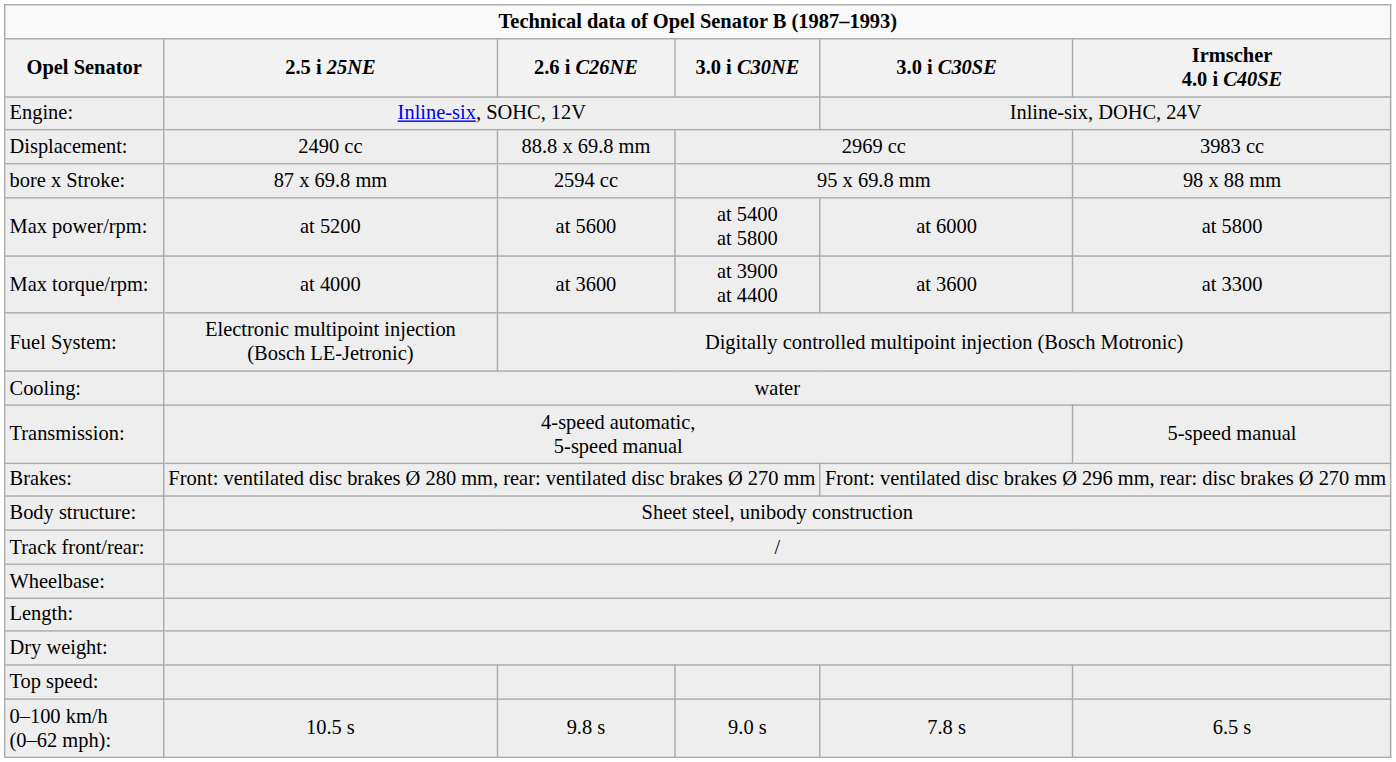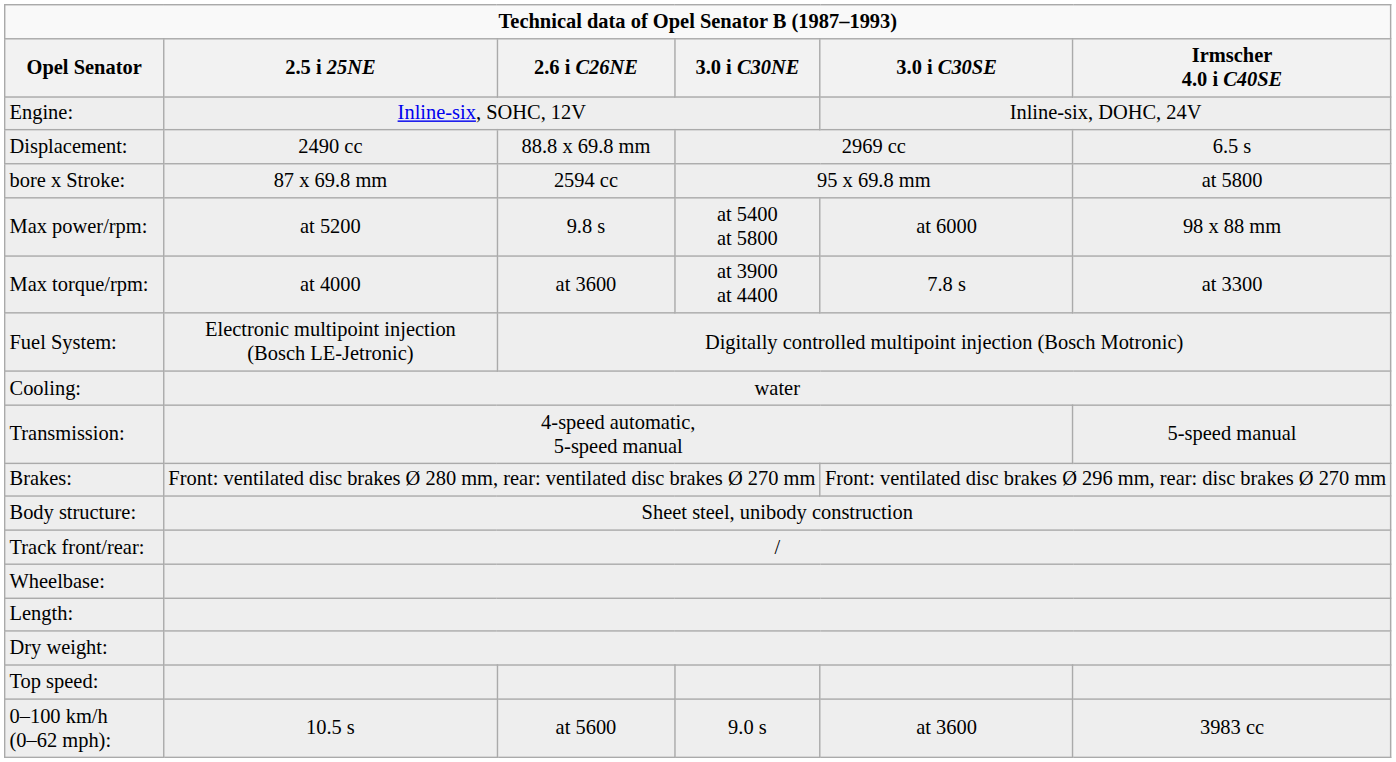(1232, 147) 3983 cc -> (1232, 147) 6.5 s
(1232, 180) 98 x 88 mm -> (1232, 180) at 5800
(586, 226) at 5600 -> (586, 226) 9.8 s
(1232, 226) at 5800 -> (1232, 226) 98 x 88 mm
(947, 284) at 3600 -> (947, 284) 7.8 s
(586, 727) 9.8 s -> (586, 727) at 5600
(947, 727) 7.8 s -> (947, 727) at 3600
(1232, 727) 6.5 s -> (1232, 727) 3983 cc
